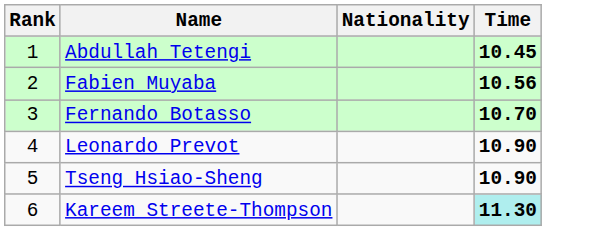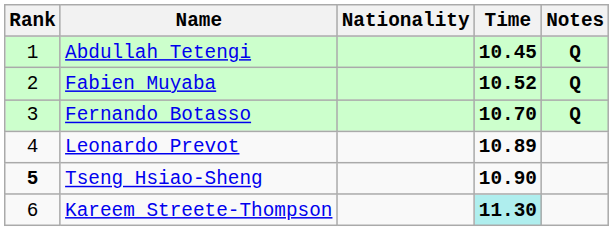+ column: (575, 21)
(508, 84) 10.56 -> (508, 84) 10.52
(508, 147) 10.90 -> (508, 147) 10.89
(33, 178) normal -> (33, 178) bold
